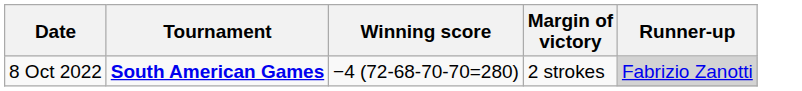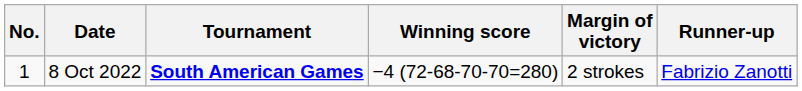+ column: (24, 30)
(687, 71) lightgrey background -> (727, 71) no background
